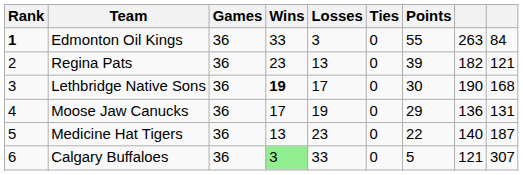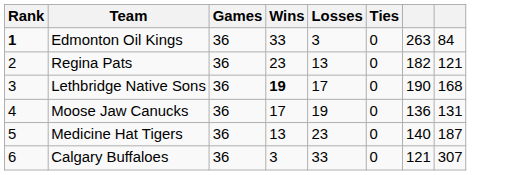- column: (429, 16)
(273, 157) lightgreen background -> (273, 157) no background
